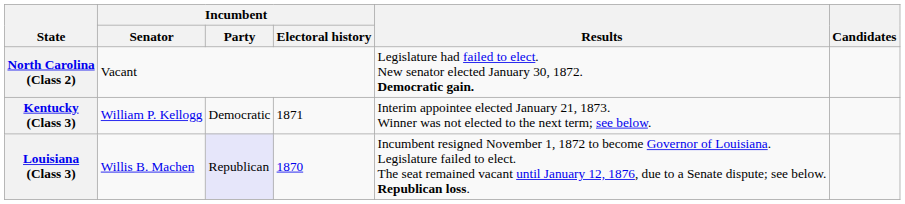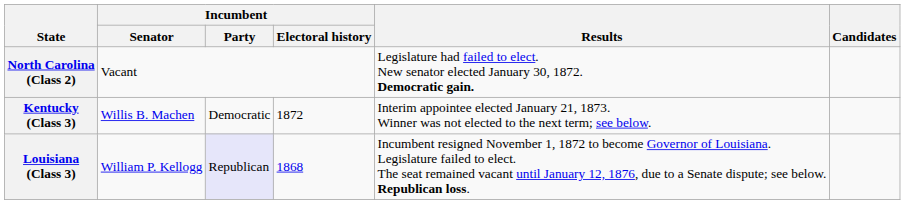(152, 115) William P. Kellogg -> (148, 115) Willis B. Machen
(290, 115) 1871 -> (290, 115) 1872
(148, 166) Willis B. Machen -> (152, 166) William P. Kellogg
(290, 166) 1870 -> (290, 166) 1868
